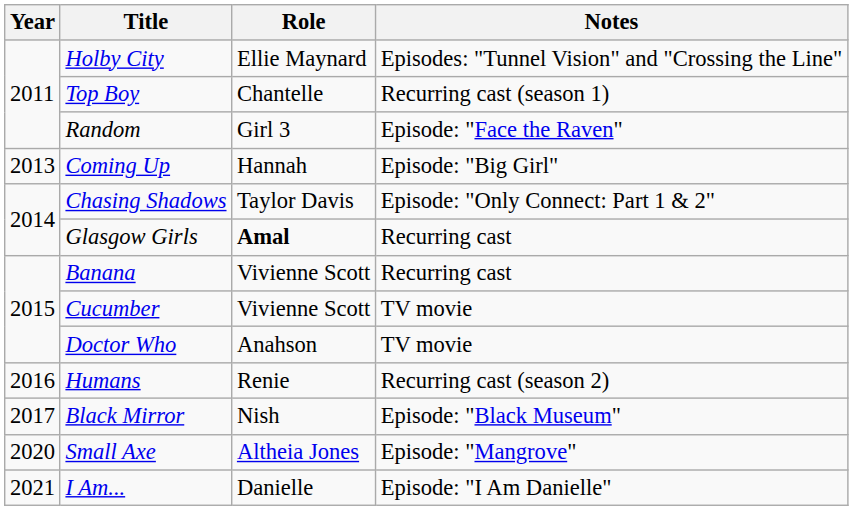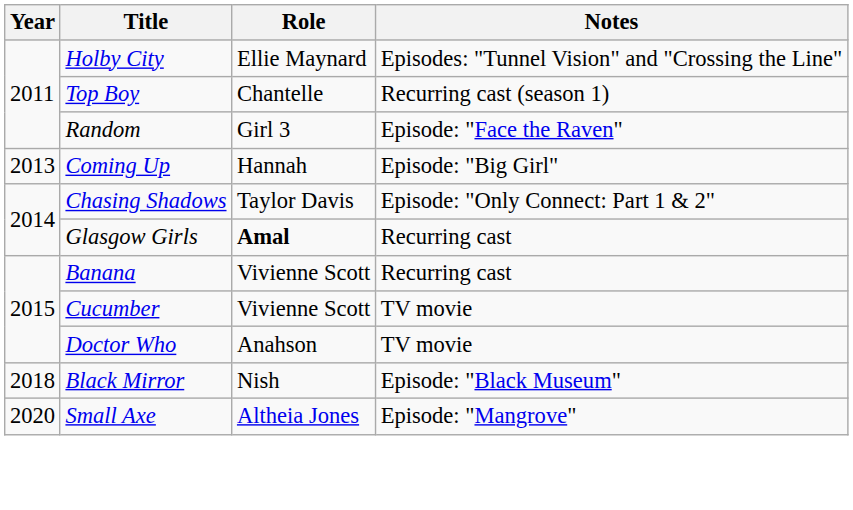- row: (103, 380)
(32, 415) 2017 -> (32, 380) 2018
- row: (95, 487)
